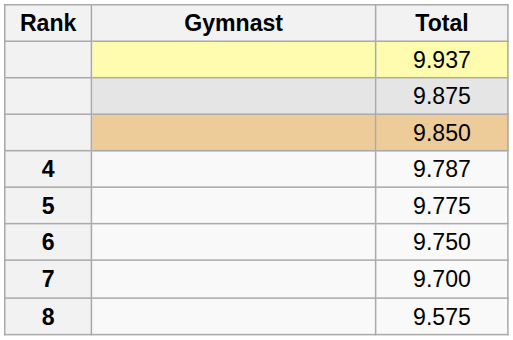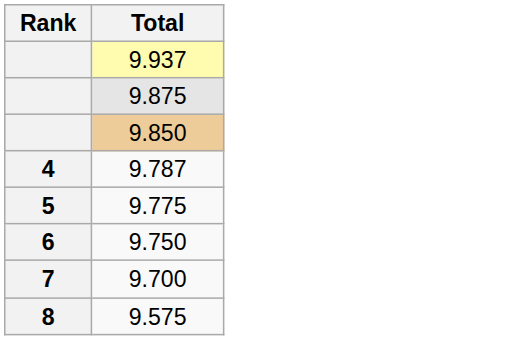- column: (234, 23)
